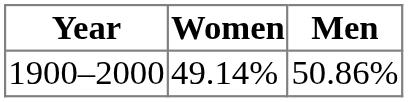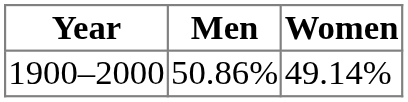columns swapped: (228, 27) <-> (345, 27)
